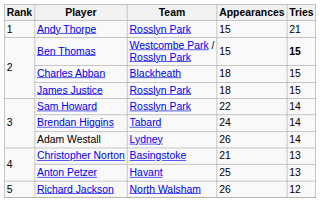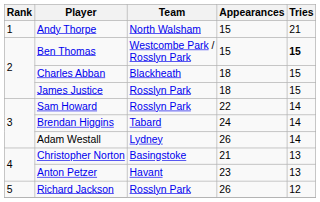(160, 29) Rosslyn Park -> (165, 29) North Walsham
(225, 172) 25 -> (225, 172) 23
(165, 189) North Walsham -> (160, 189) Rosslyn Park
